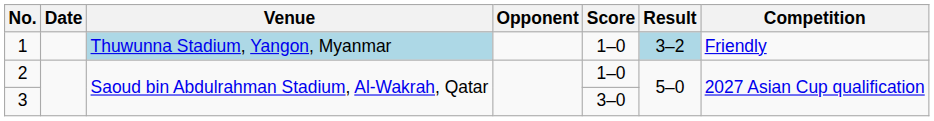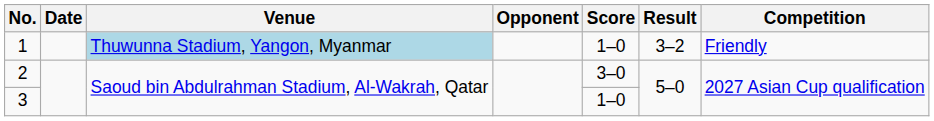(670, 45) lightblue background -> (670, 45) no background
(611, 73) 1–0 -> (611, 73) 3–0
(611, 101) 3–0 -> (611, 101) 1–0
